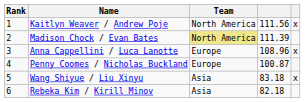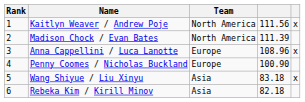(224, 38) khaki background -> (224, 38) no background
(274, 64) 100.87 -> (274, 64) 100.90
